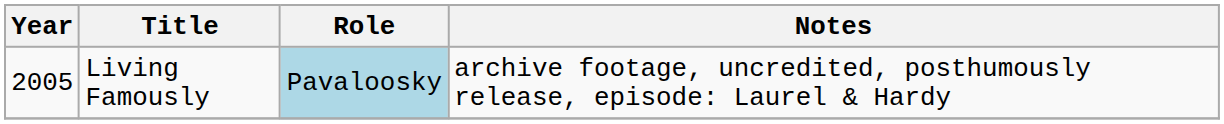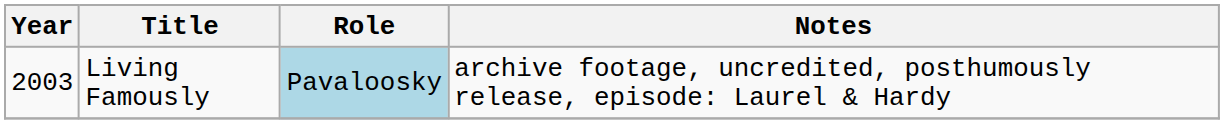(42, 83) 2005 -> (42, 83) 2003
